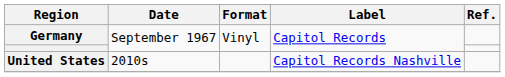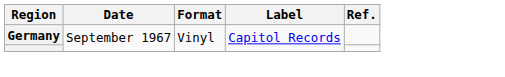- row: (56, 61)
